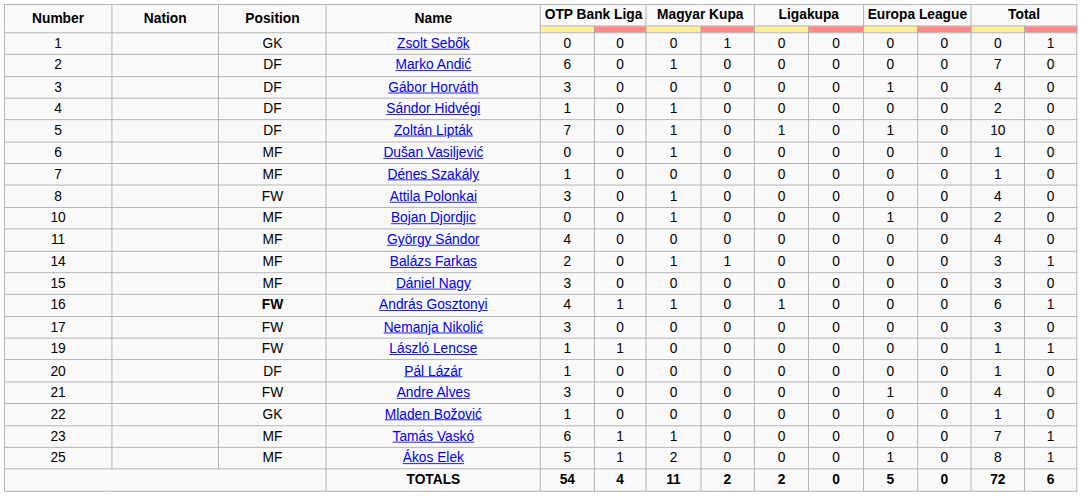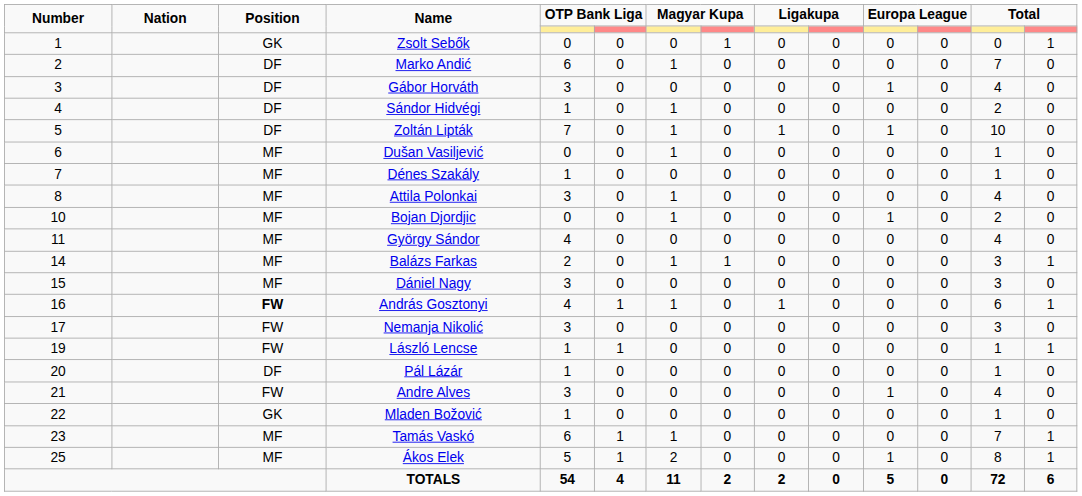(273, 196) FW -> (273, 196) MF
